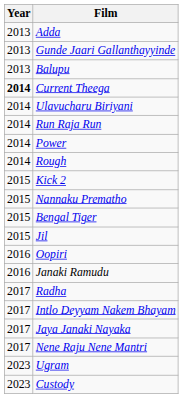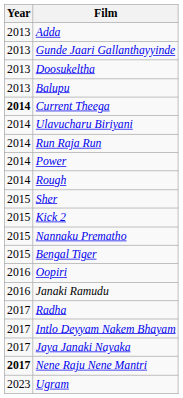+ row: (65, 69)
+ row: (47, 198)
- row: (42, 236)
(19, 347) normal -> (19, 365) bold
- row: (55, 384)
